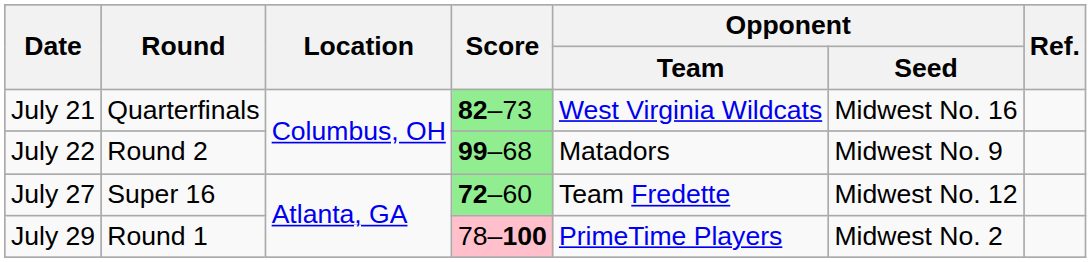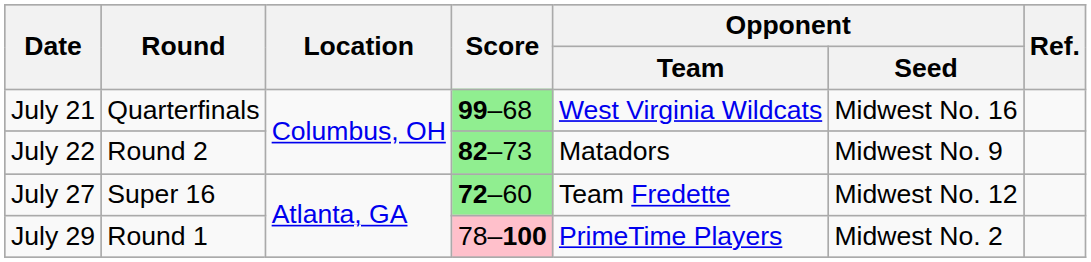(495, 109) 82–73 -> (495, 109) 99–68
(495, 151) 99–68 -> (495, 151) 82–73
